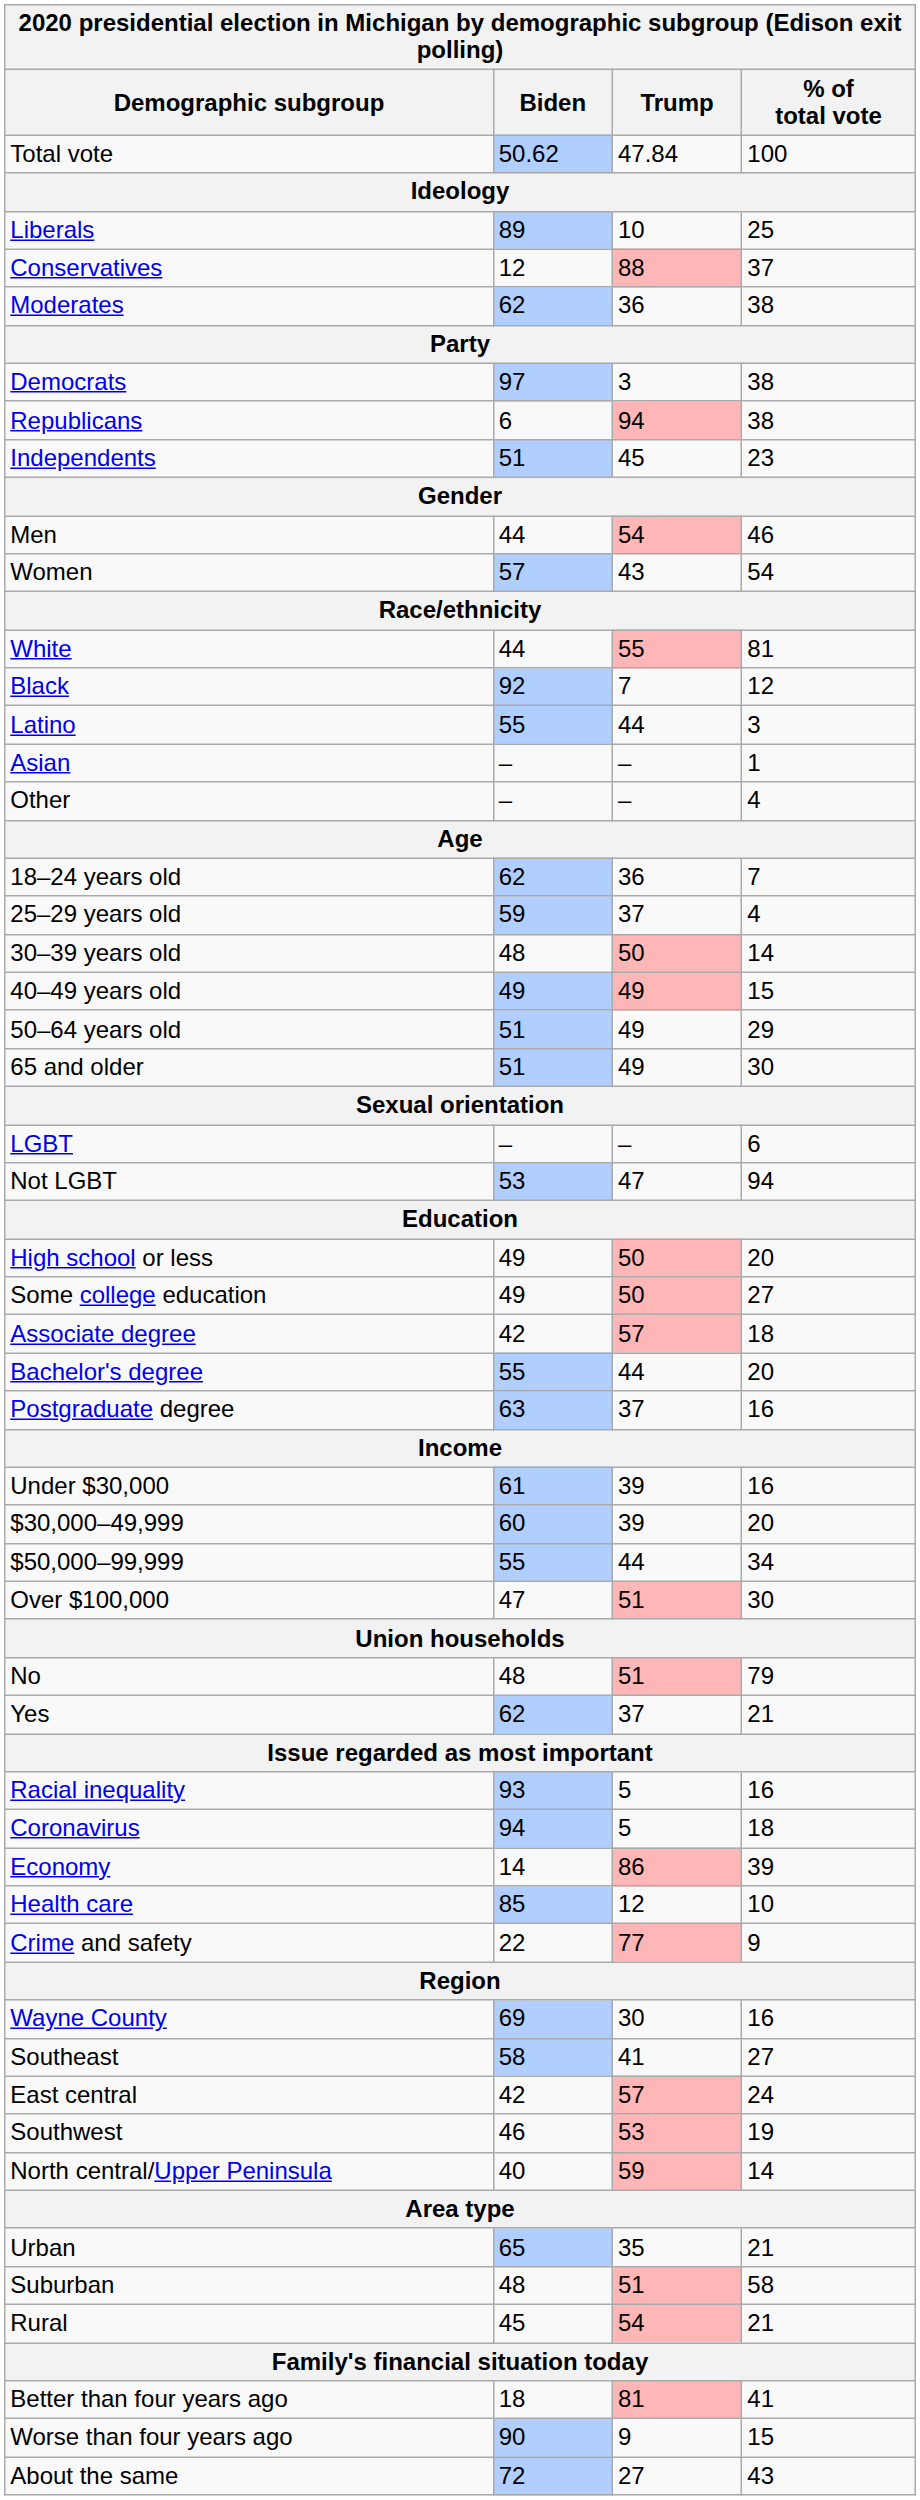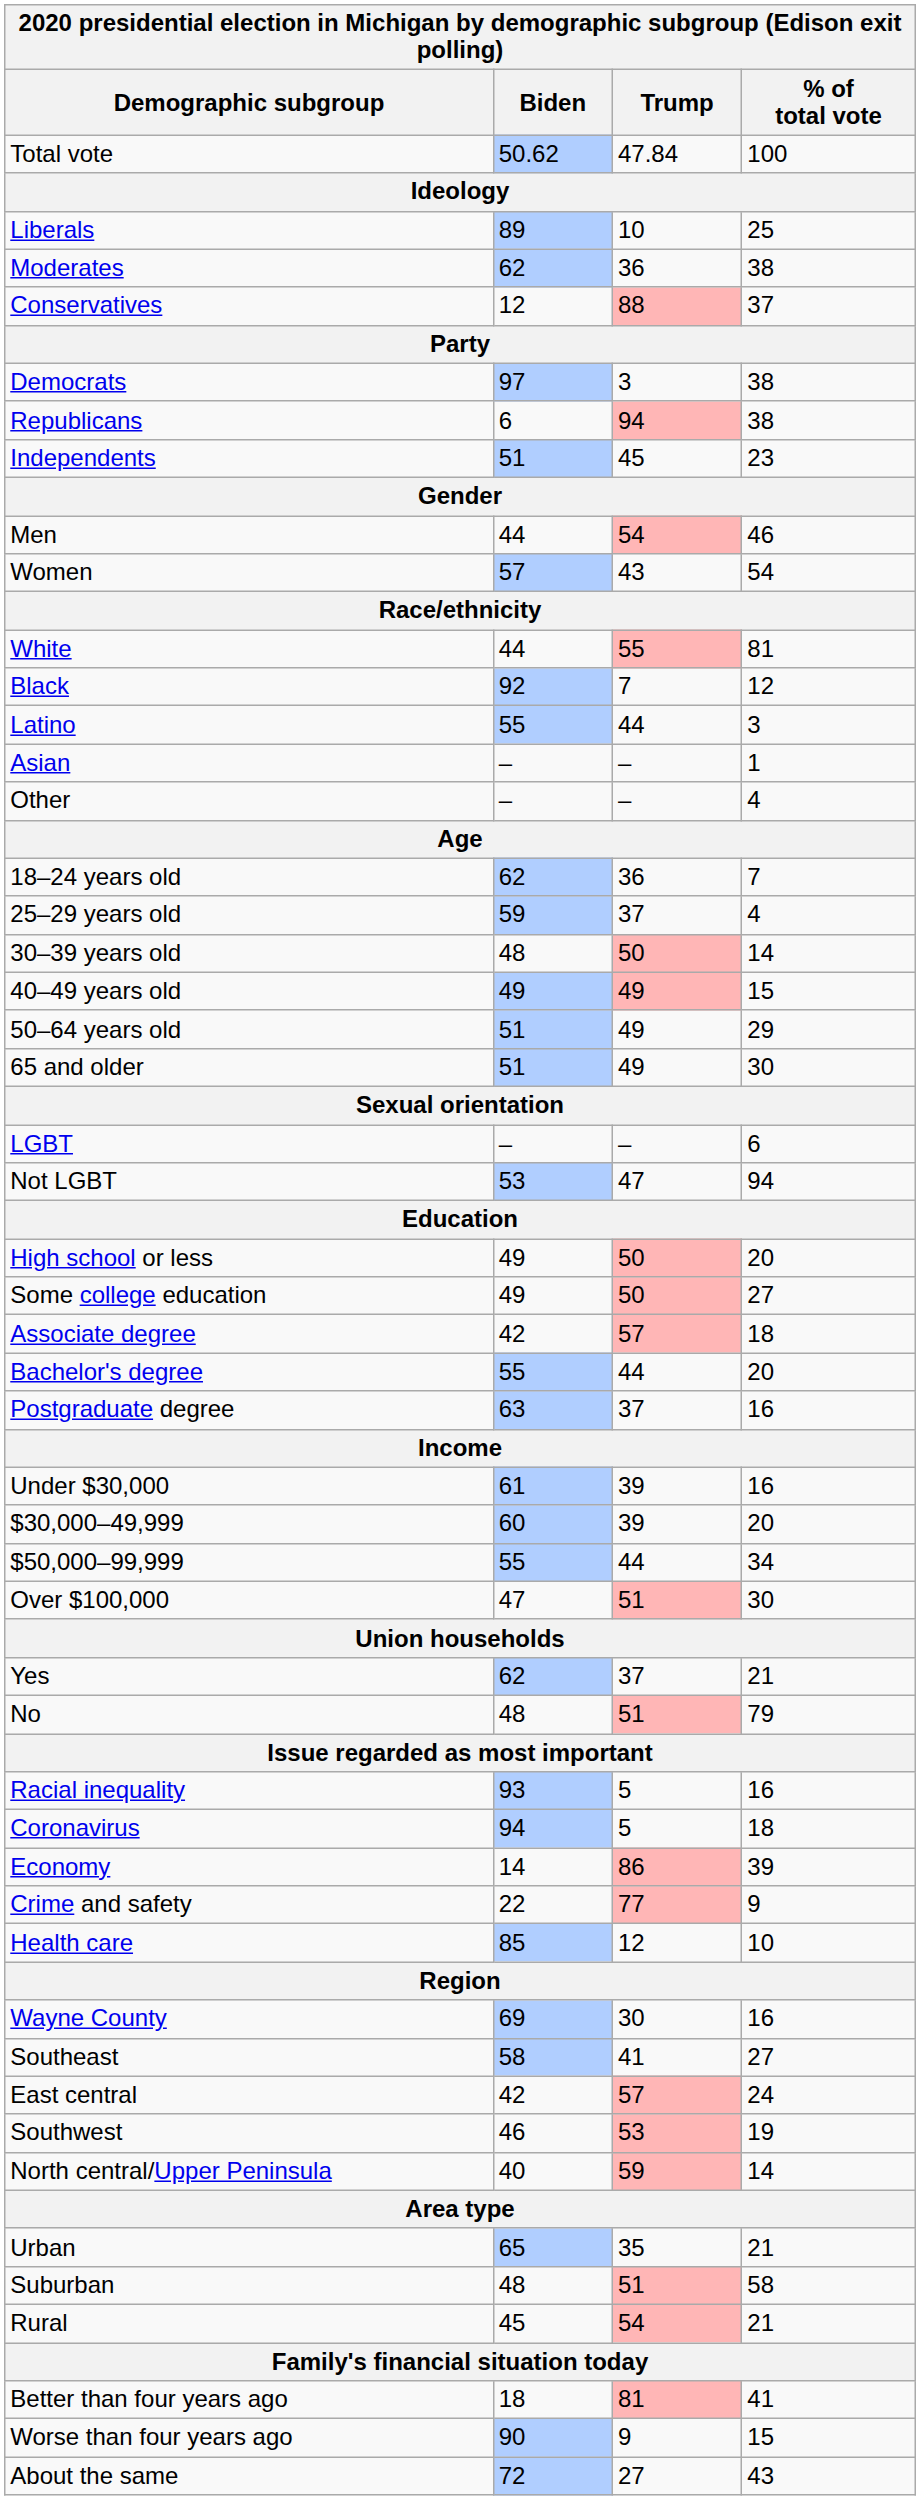rows swapped: (67, 305) <-> (86, 267)
rows swapped: (30, 1714) <-> (26, 1676)
rows swapped: (101, 1942) <-> (72, 1904)
